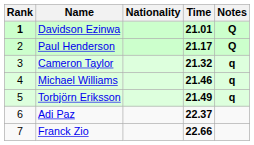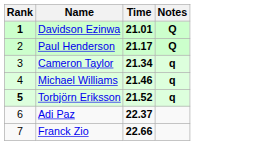- column: (153, 13)
(199, 64) 21.32 -> (139, 64) 21.34
(20, 98) normal -> (20, 98) bold
(199, 98) 21.49 -> (139, 98) 21.52
